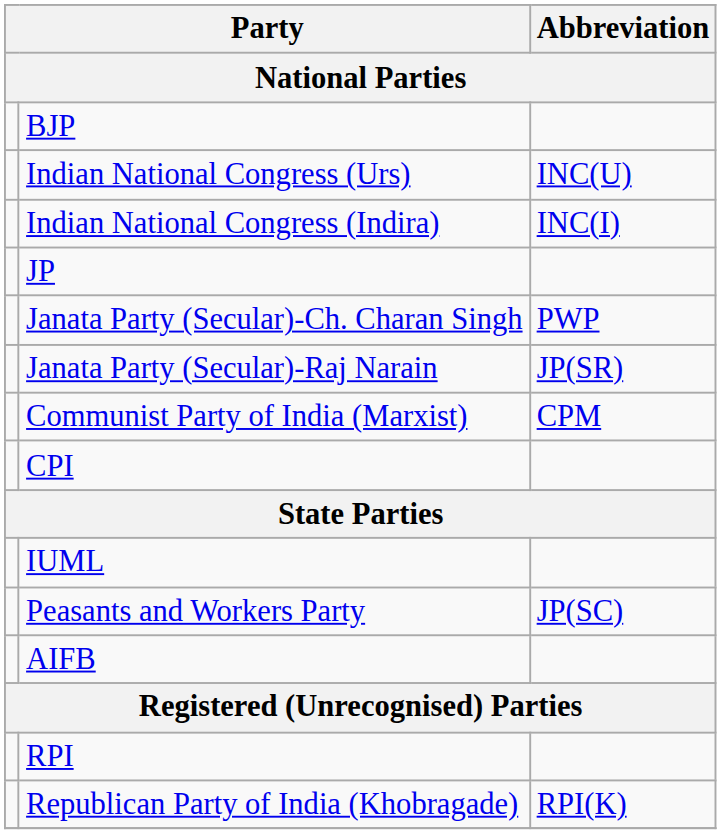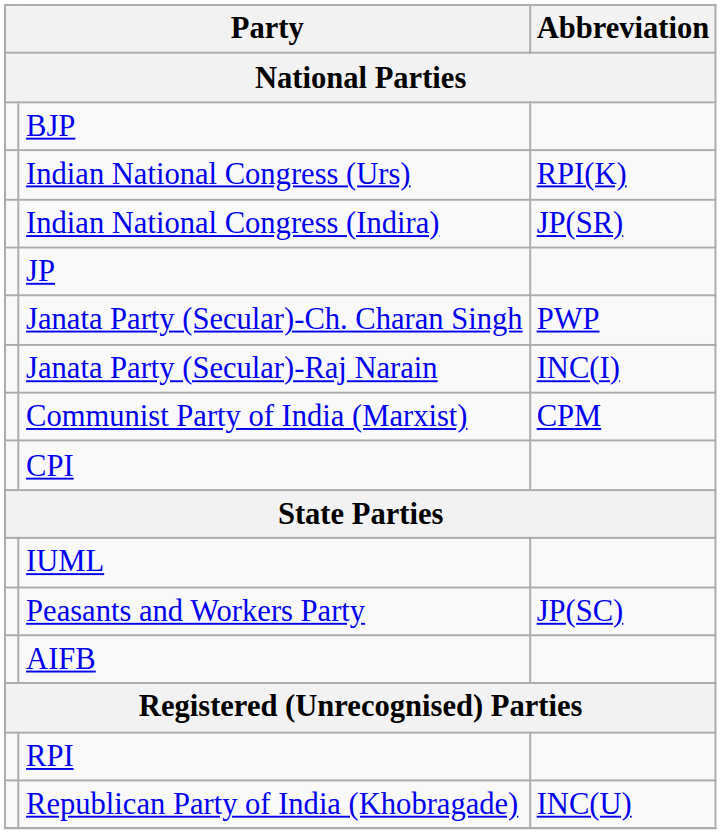(584, 174) INC(U) -> (582, 174) RPI(K)
(578, 222) INC(I) -> (580, 222) JP(SR)
(580, 367) JP(SR) -> (578, 367) INC(I)
(582, 804) RPI(K) -> (584, 804) INC(U)
